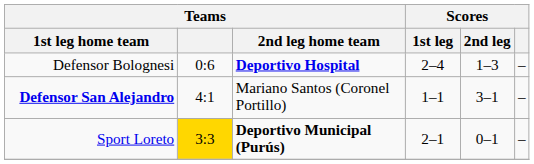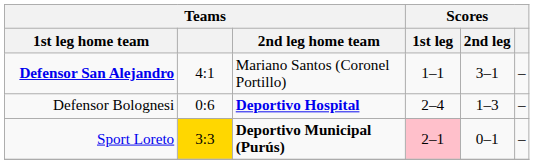rows swapped: (114, 64) <-> (97, 97)
(433, 138) no background -> (433, 138) pink background
